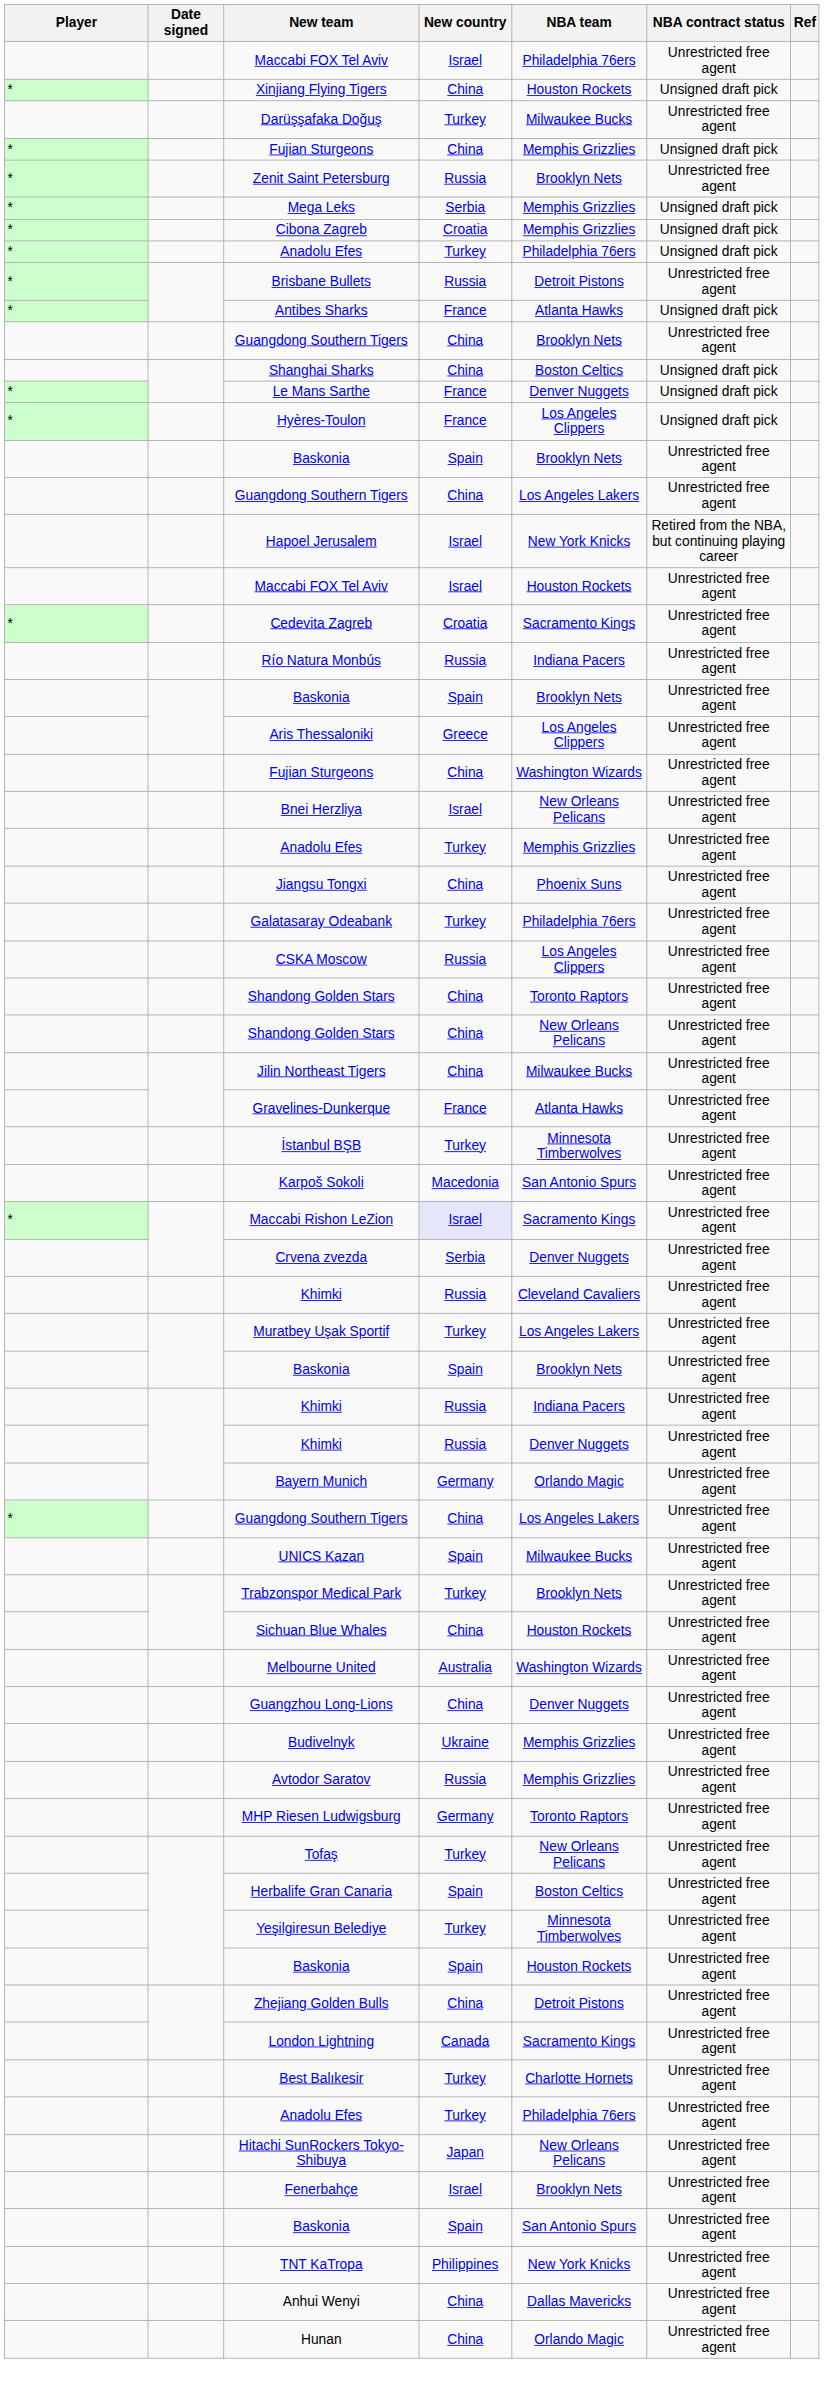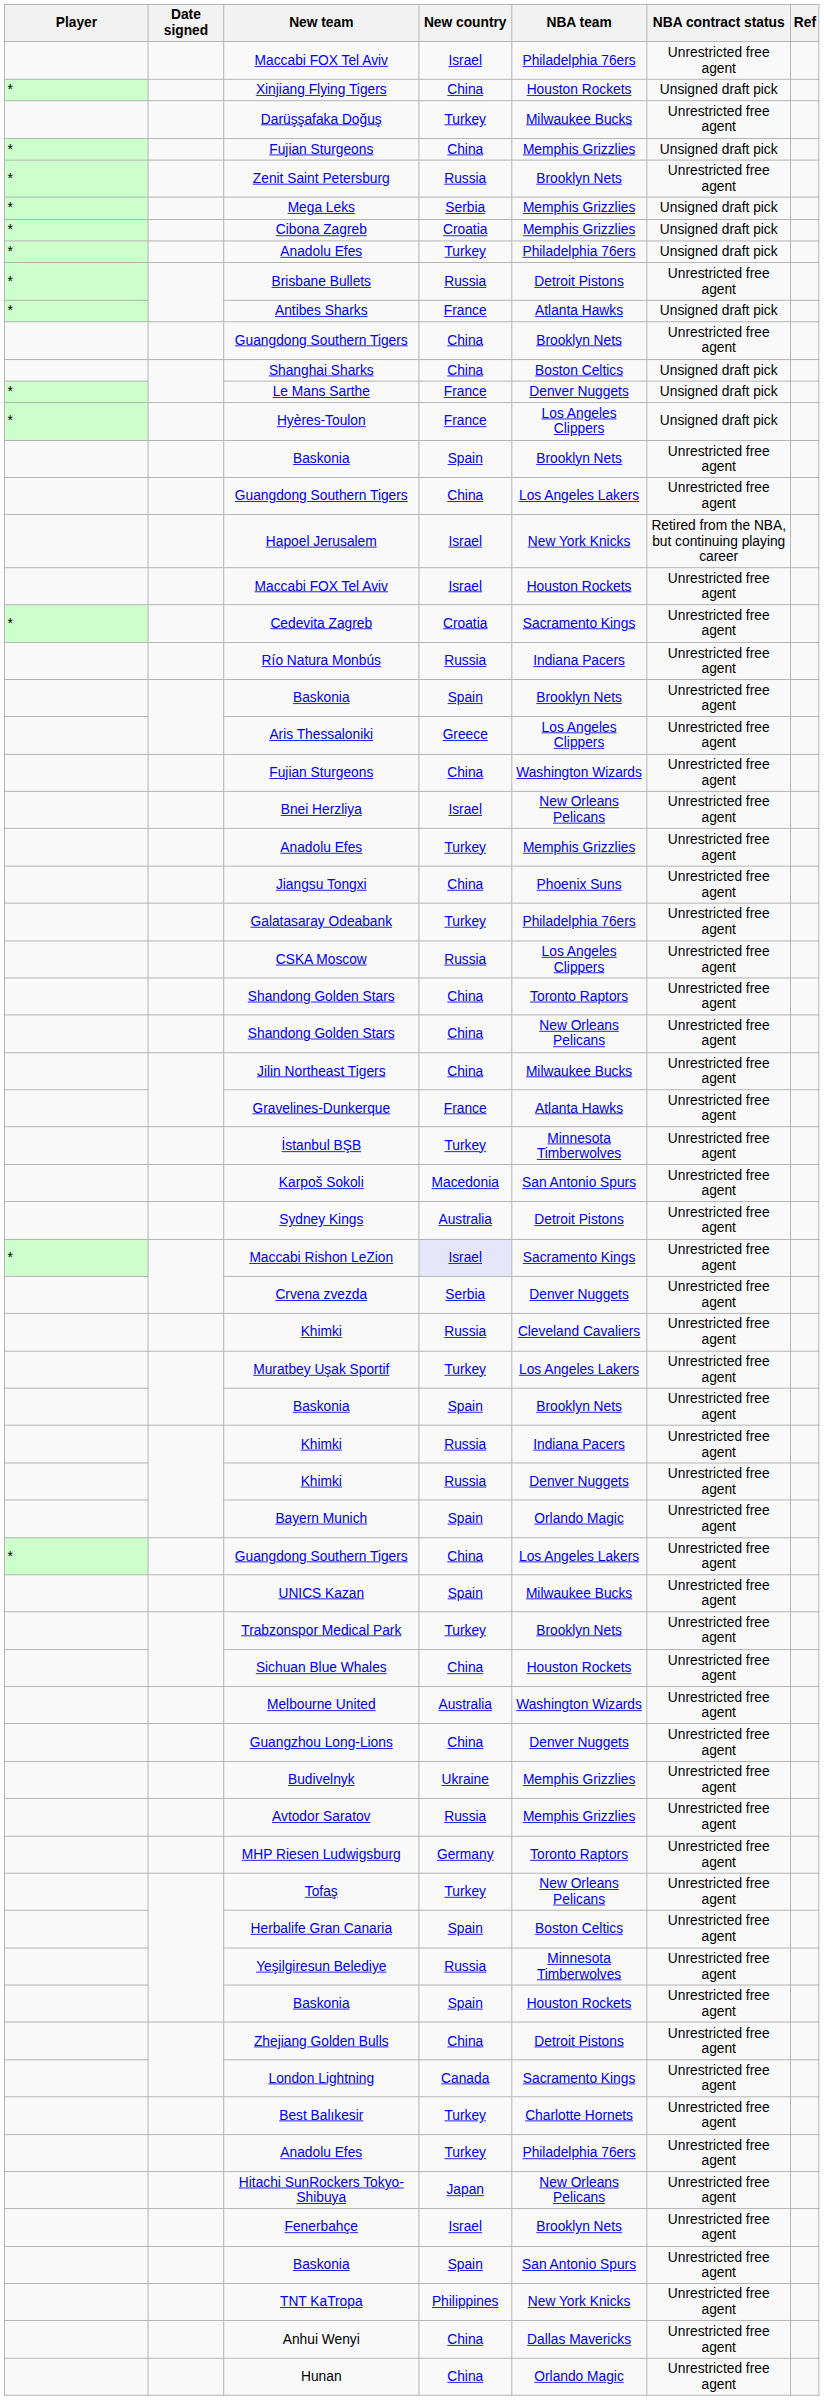+ row: (76, 1220)
(465, 1481) Germany -> (465, 1518) Spain
(465, 1929) Turkey -> (465, 1966) Russia
